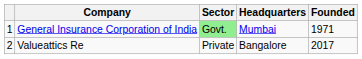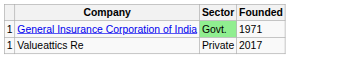- column: (273, 12)
(10, 45) 2 -> (10, 45) 1
